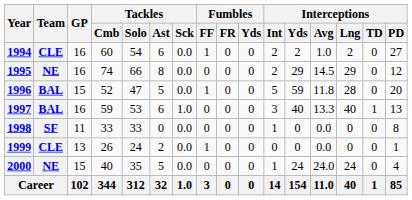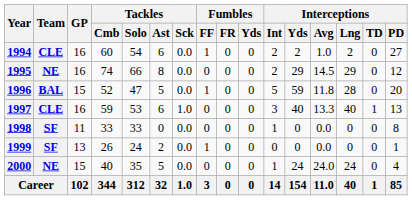(51, 109) BAL -> (51, 109) CLE
(51, 147) CLE -> (51, 147) SF
